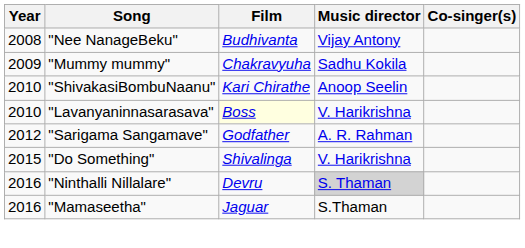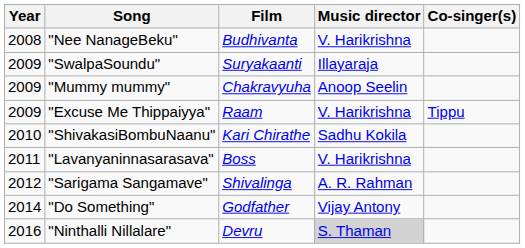(359, 40) Vijay Antony -> (364, 40) V. Harikrishna
+ row: (104, 64)
(362, 64) Sadhu Kokila -> (363, 87) Anoop Seelin
+ row: (129, 111)
(363, 87) Anoop Seelin -> (362, 135) Sadhu Kokila
(25, 111) 2010 -> (24, 159) 2011
(239, 111) lightyellow background -> (239, 159) no background
(256, 135) Godfather -> (257, 183) Shivalinga
(25, 159) 2015 -> (25, 207) 2014
(257, 159) Shivalinga -> (256, 207) Godfather
(364, 159) V. Harikrishna -> (359, 207) Vijay Antony
- row: (97, 207)
